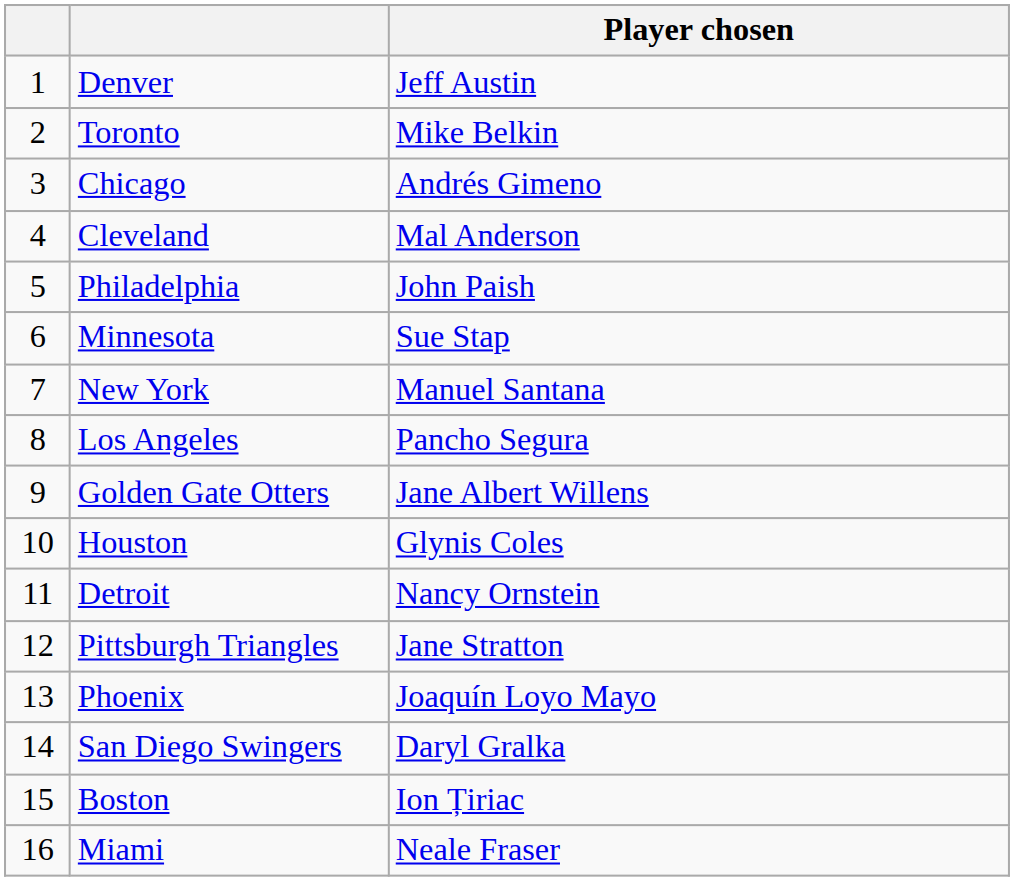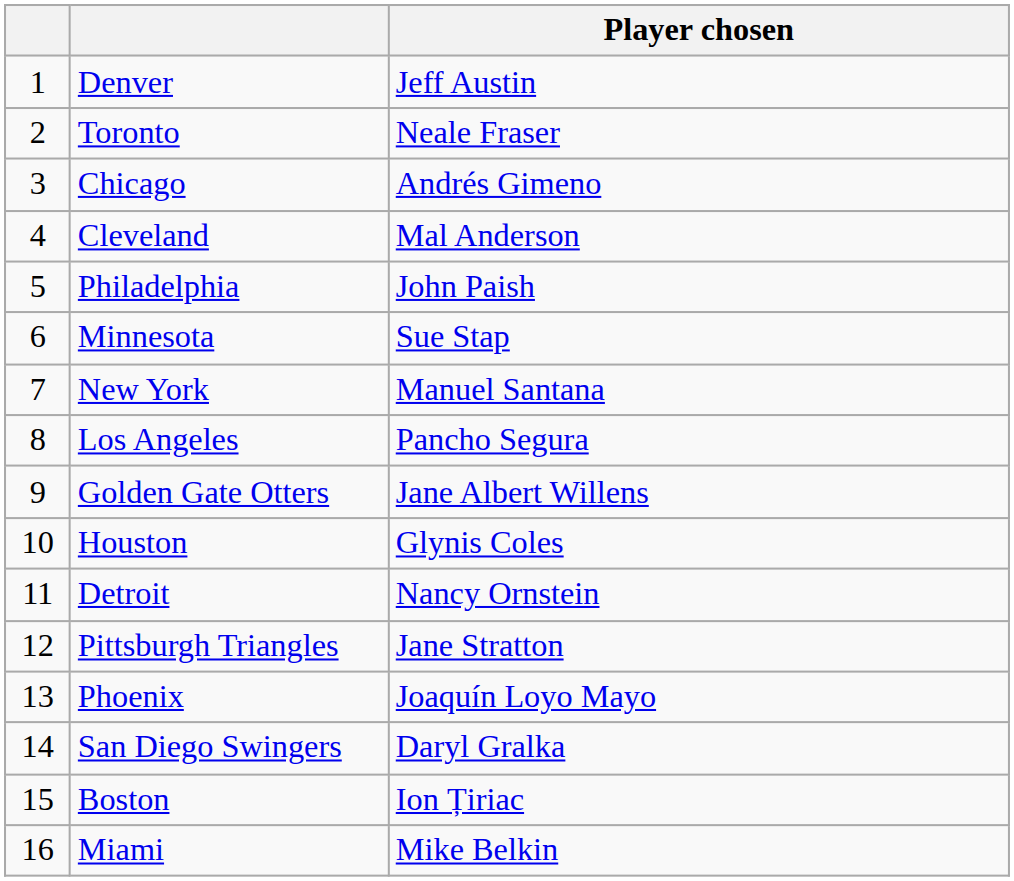(477, 132) Mike Belkin -> (478, 132) Neale Fraser
(478, 850) Neale Fraser -> (477, 850) Mike Belkin
